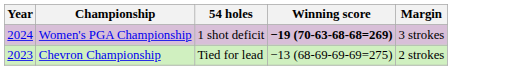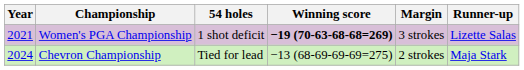+ column: (483, 14)
(20, 34) 2024 -> (20, 34) 2021
(20, 55) 2023 -> (20, 55) 2024
